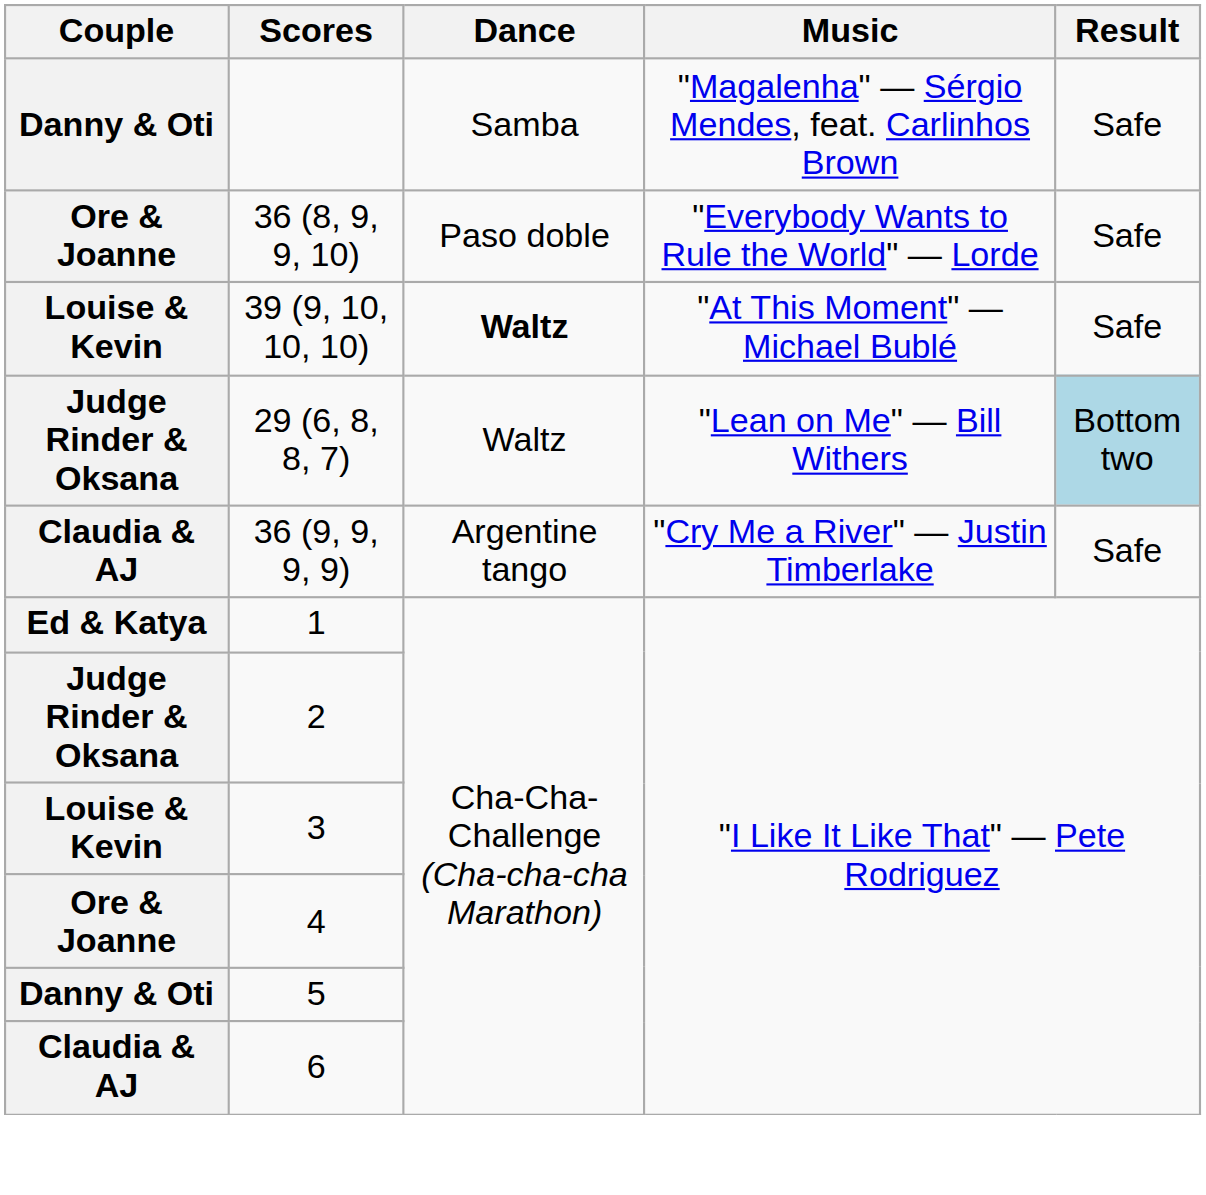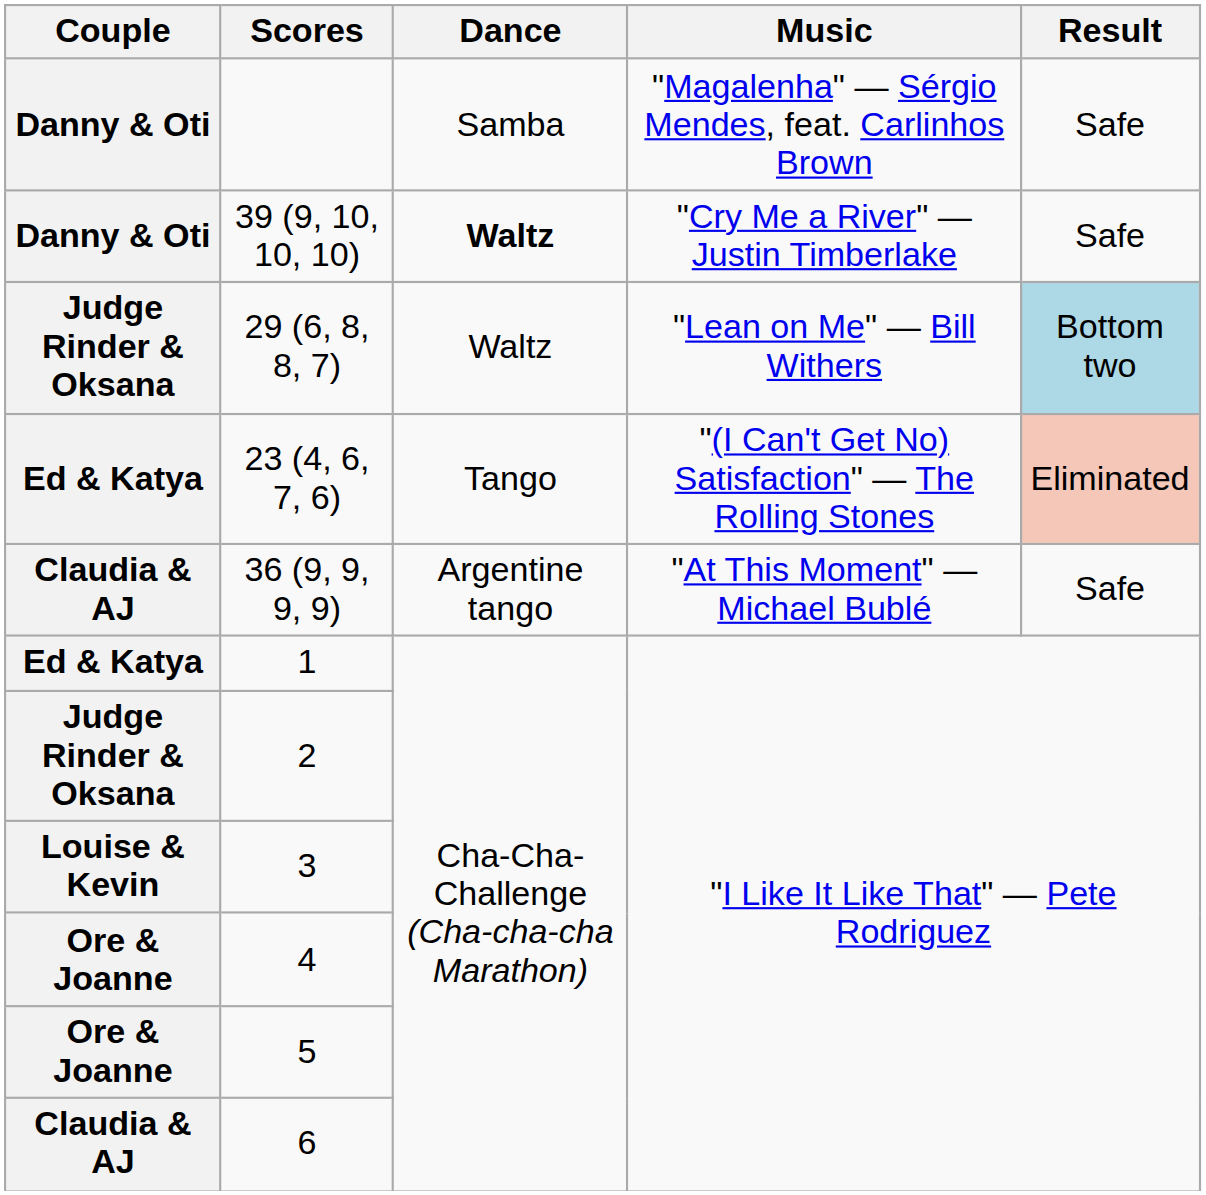- row: (316, 235)
(117, 327) Louise & Kevin -> (113, 235) Danny & Oti
(850, 327) "At This Moment" — Michael Bublé -> (824, 235) "Cry Me a River" — Justin Timberlake
+ row: (307, 477)
(850, 550) "Cry Me a River" — Justin Timberlake -> (824, 589) "At This Moment" — Michael Bublé
(117, 993) Danny & Oti -> (113, 1051) Ore & Joanne
